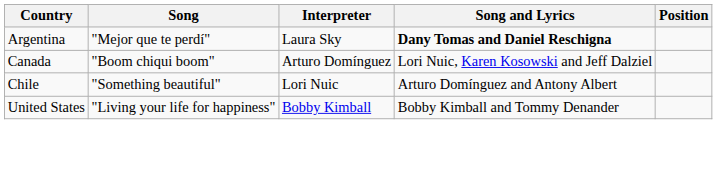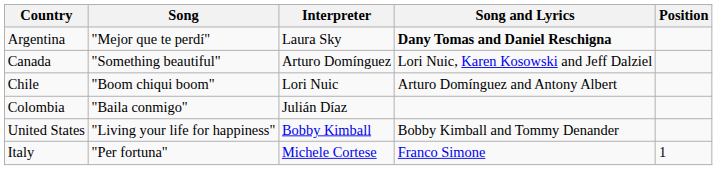(153, 61) "Boom chiqui boom" -> (156, 61) "Something beautiful"
(156, 84) "Something beautiful" -> (153, 84) "Boom chiqui boom"
+ row: (36, 107)
+ row: (21, 152)
